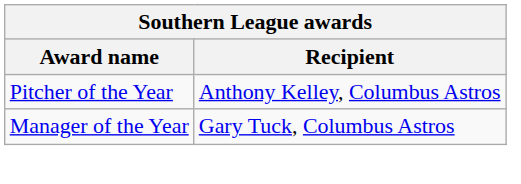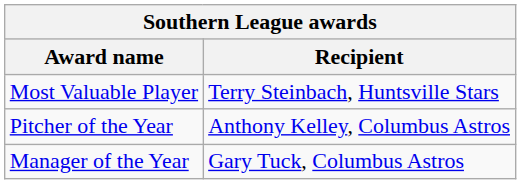+ row: (104, 91)
